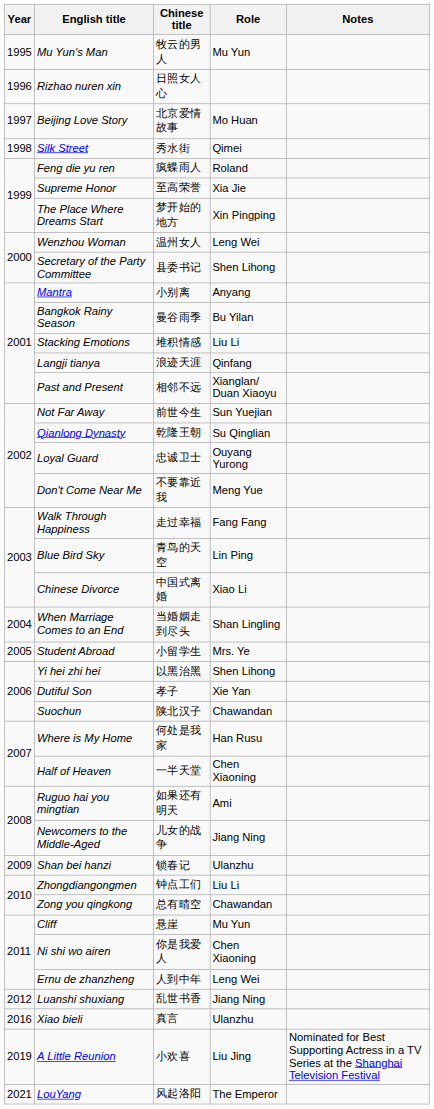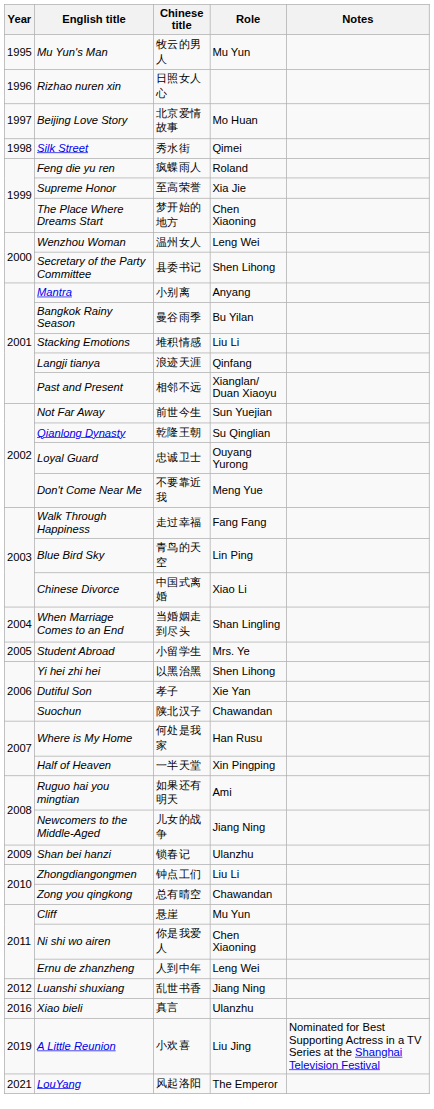(244, 215) Xin Pingping -> (234, 215) Chen Xiaoning
(234, 771) Chen Xiaoning -> (244, 765) Xin Pingping
